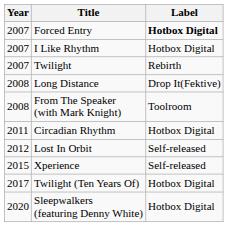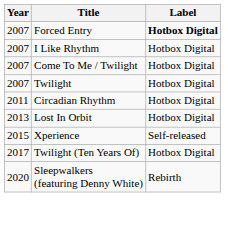+ row: (86, 65)
(165, 65) Rebirth -> (181, 83) Hotbox Digital
- row: (66, 83)
- row: (78, 107)
(18, 148) 2012 -> (18, 118) 2013
(177, 148) Self-released -> (181, 118) Hotbox Digital
(181, 206) Hotbox Digital -> (165, 177) Rebirth
